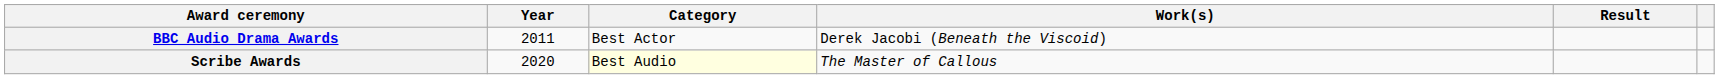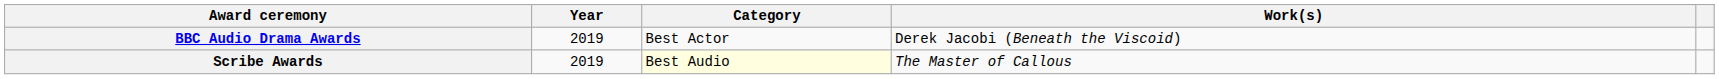- column: (1625, 16)
(538, 39) 2011 -> (587, 39) 2019
(538, 62) 2020 -> (587, 62) 2019
